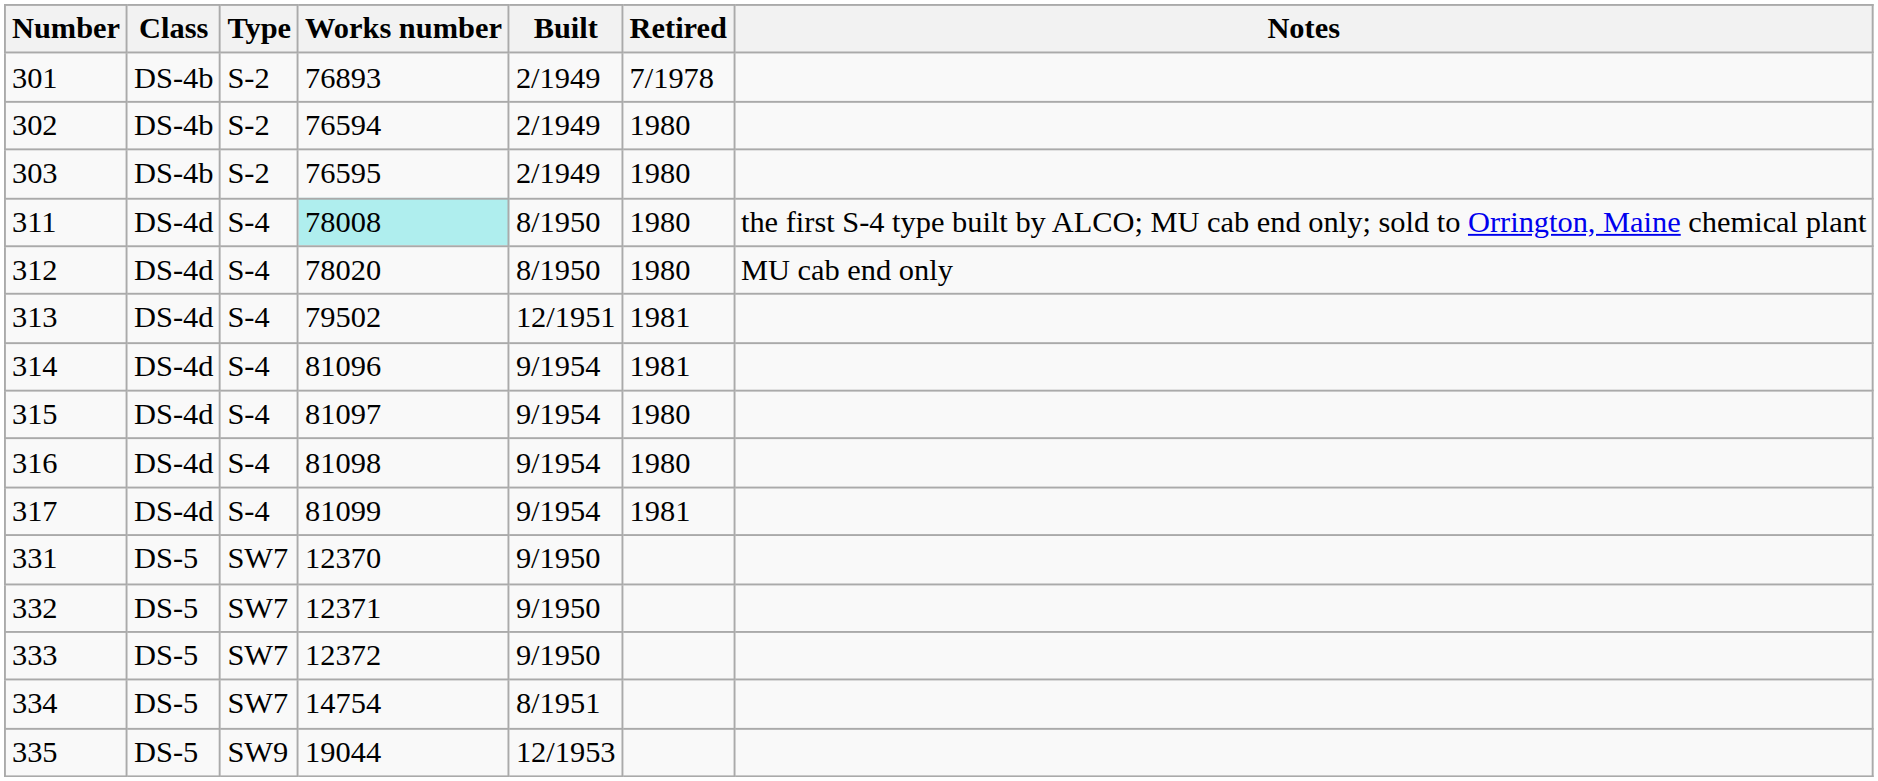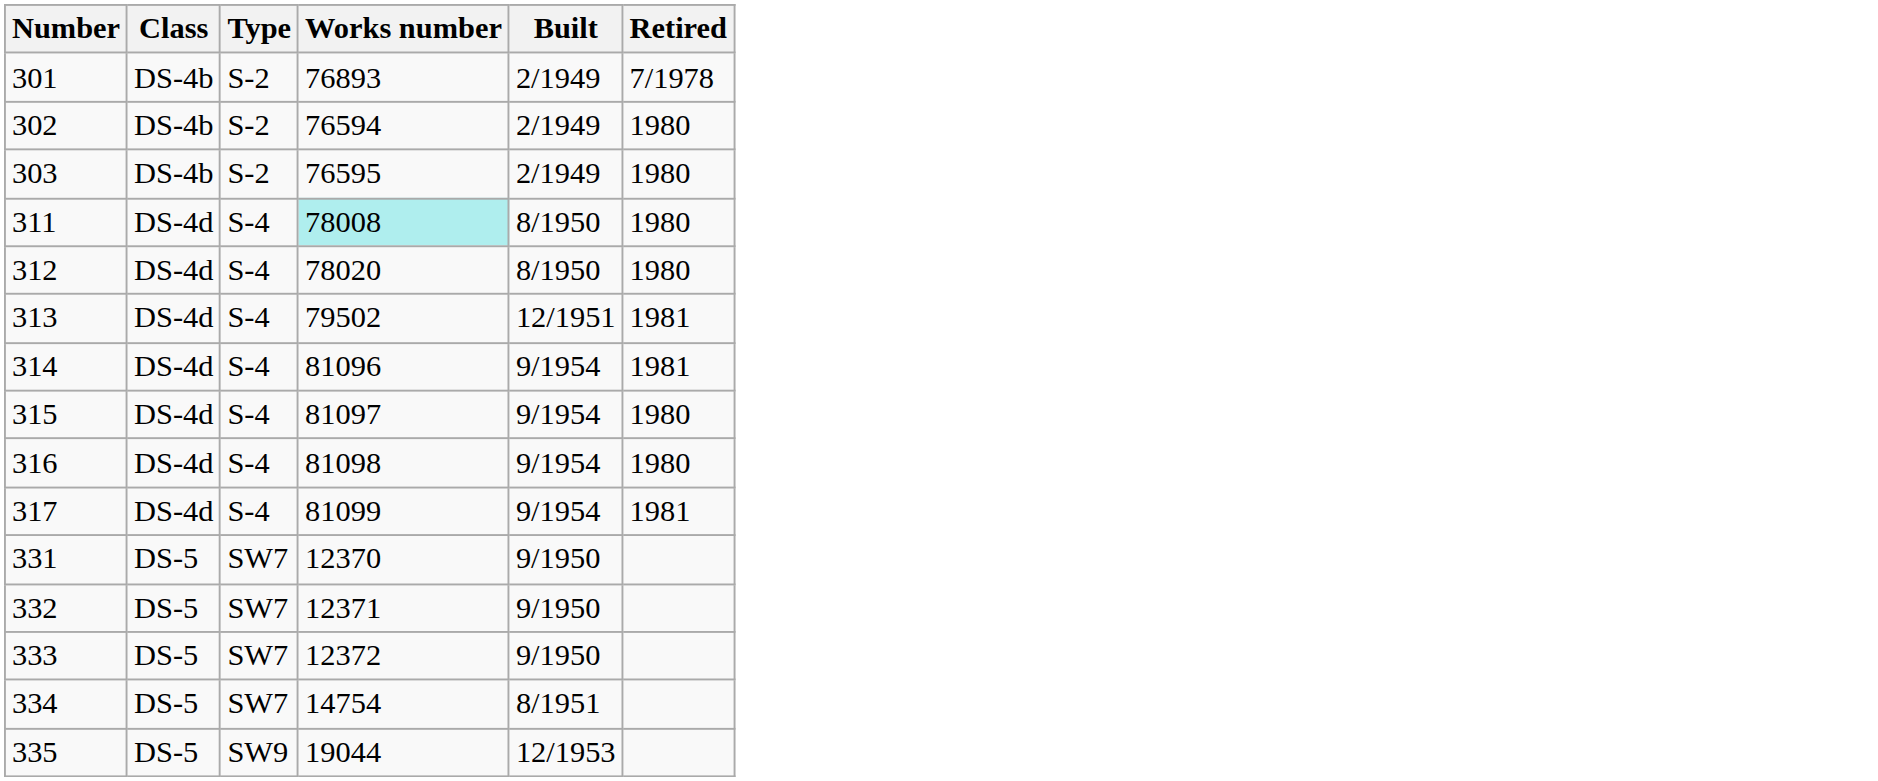- column: (1304, 28)
